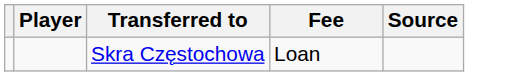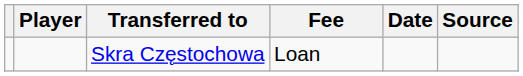+ column: (410, 20)
